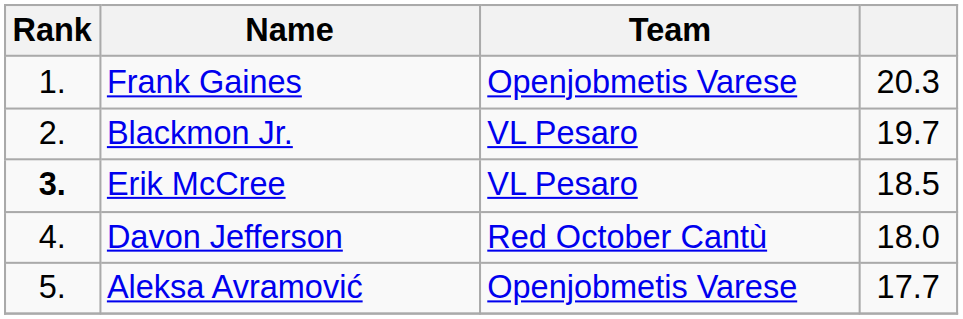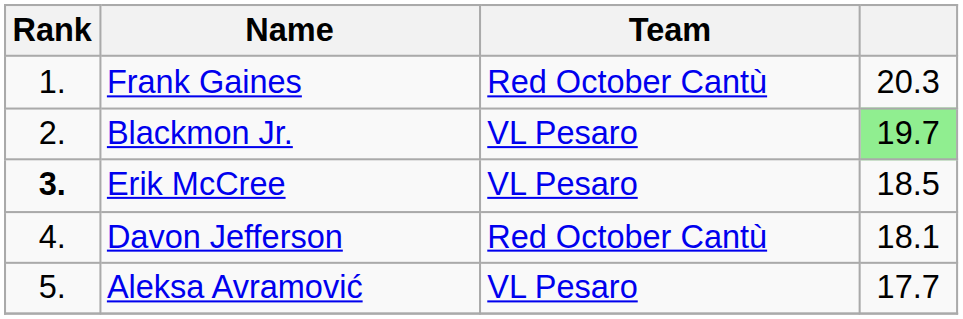(642, 81) Openjobmetis Varese -> (627, 81) Red October Cantù
(908, 133) no background -> (908, 133) lightgreen background
(908, 236) 18.0 -> (908, 236) 18.1
(642, 287) Openjobmetis Varese -> (563, 287) VL Pesaro
